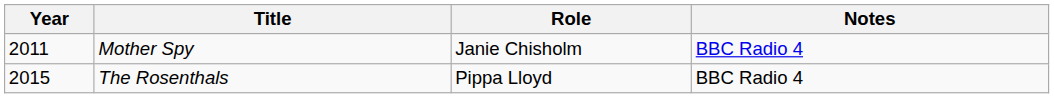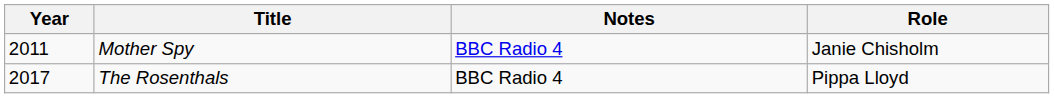columns swapped: (571, 19) <-> (870, 19)
(30, 78) 2015 -> (30, 78) 2017
